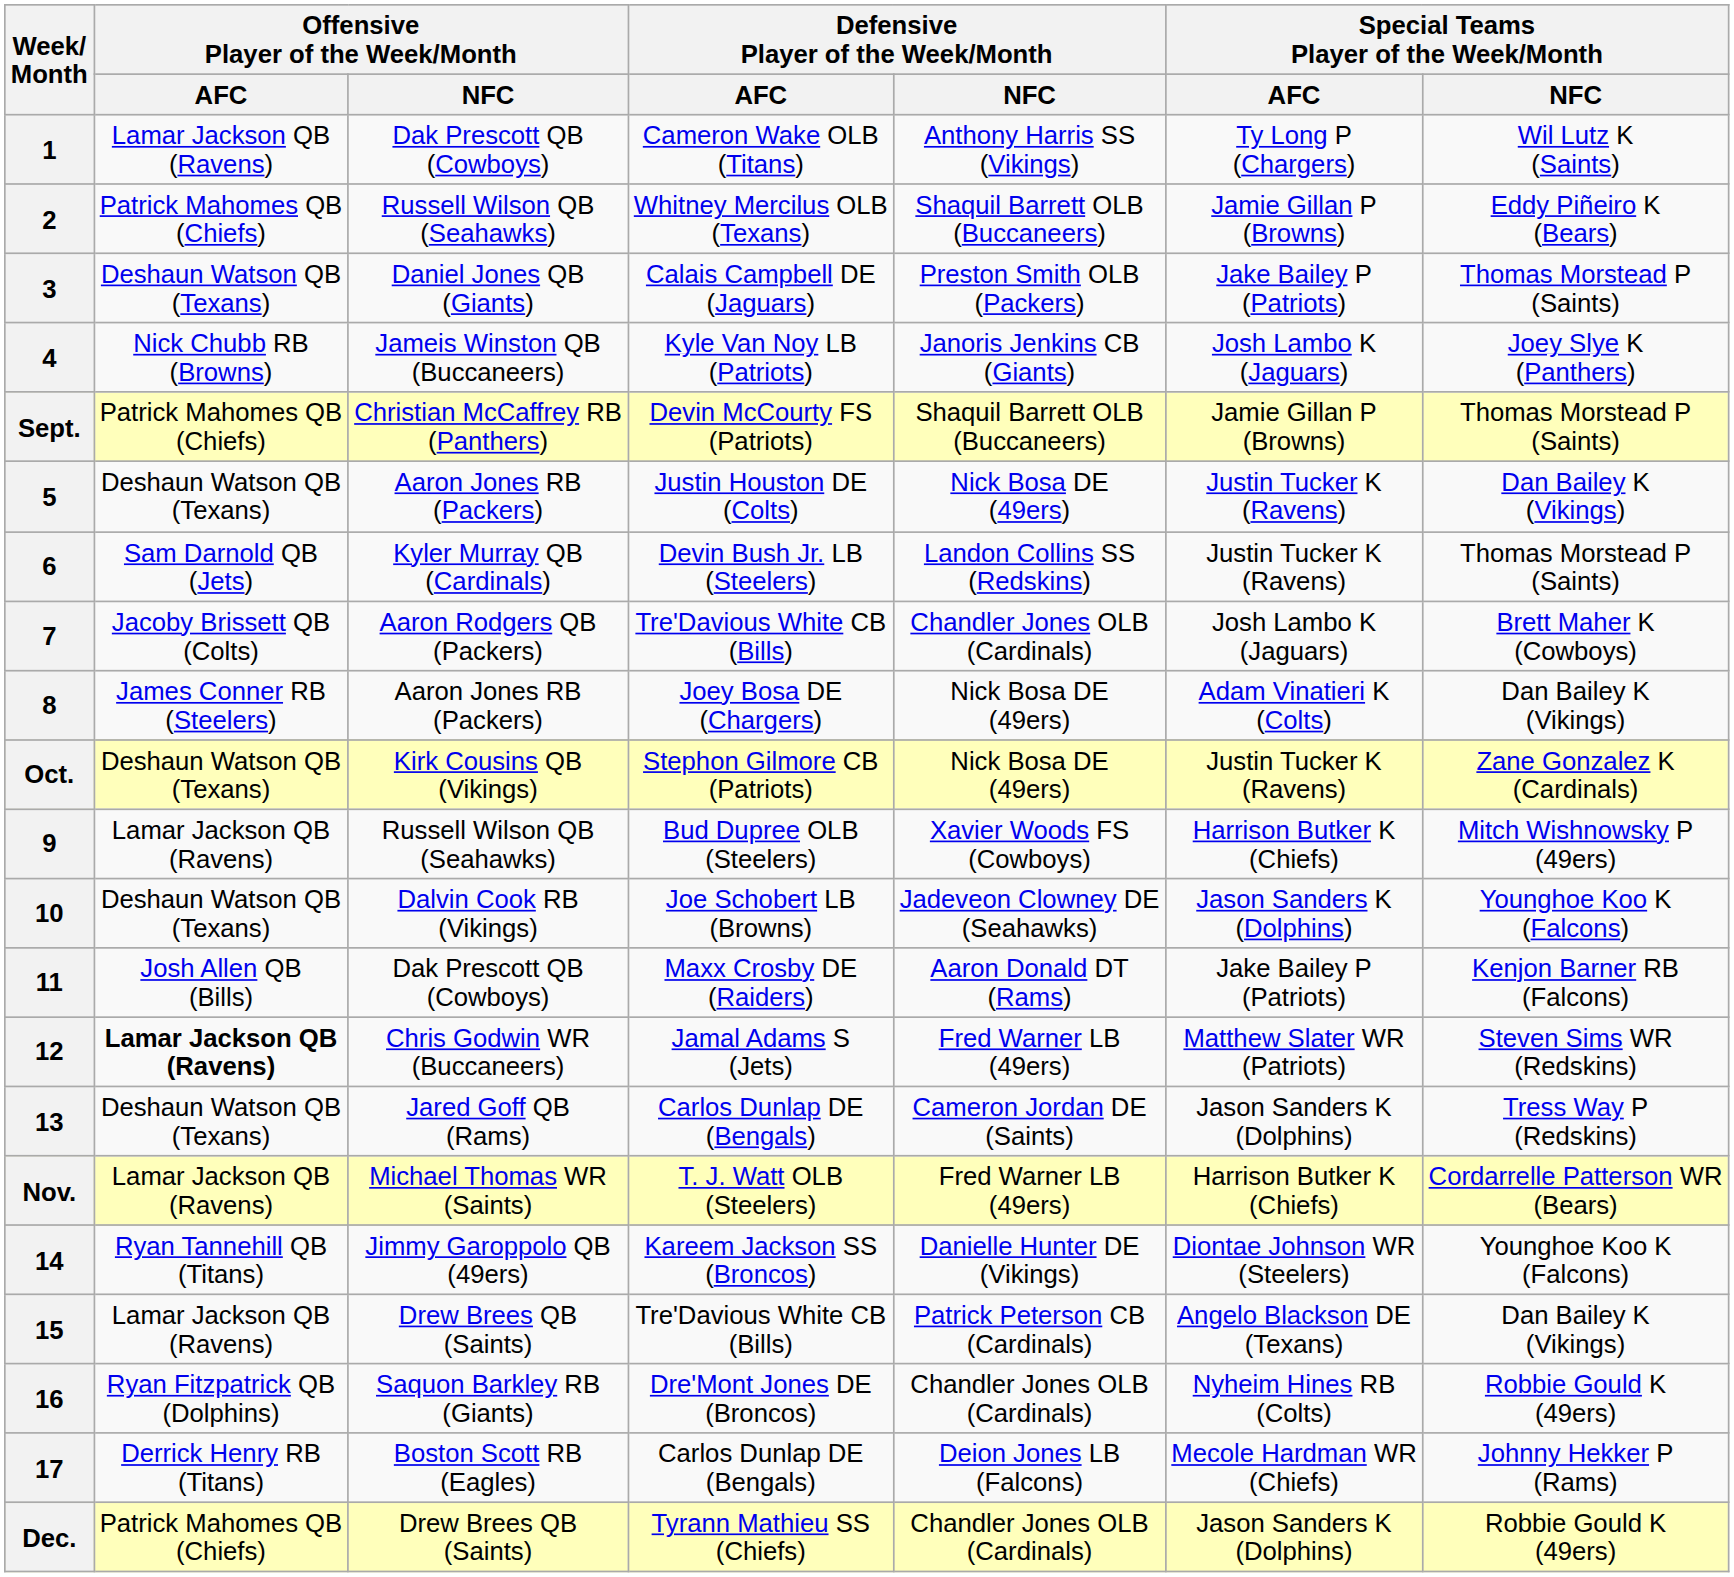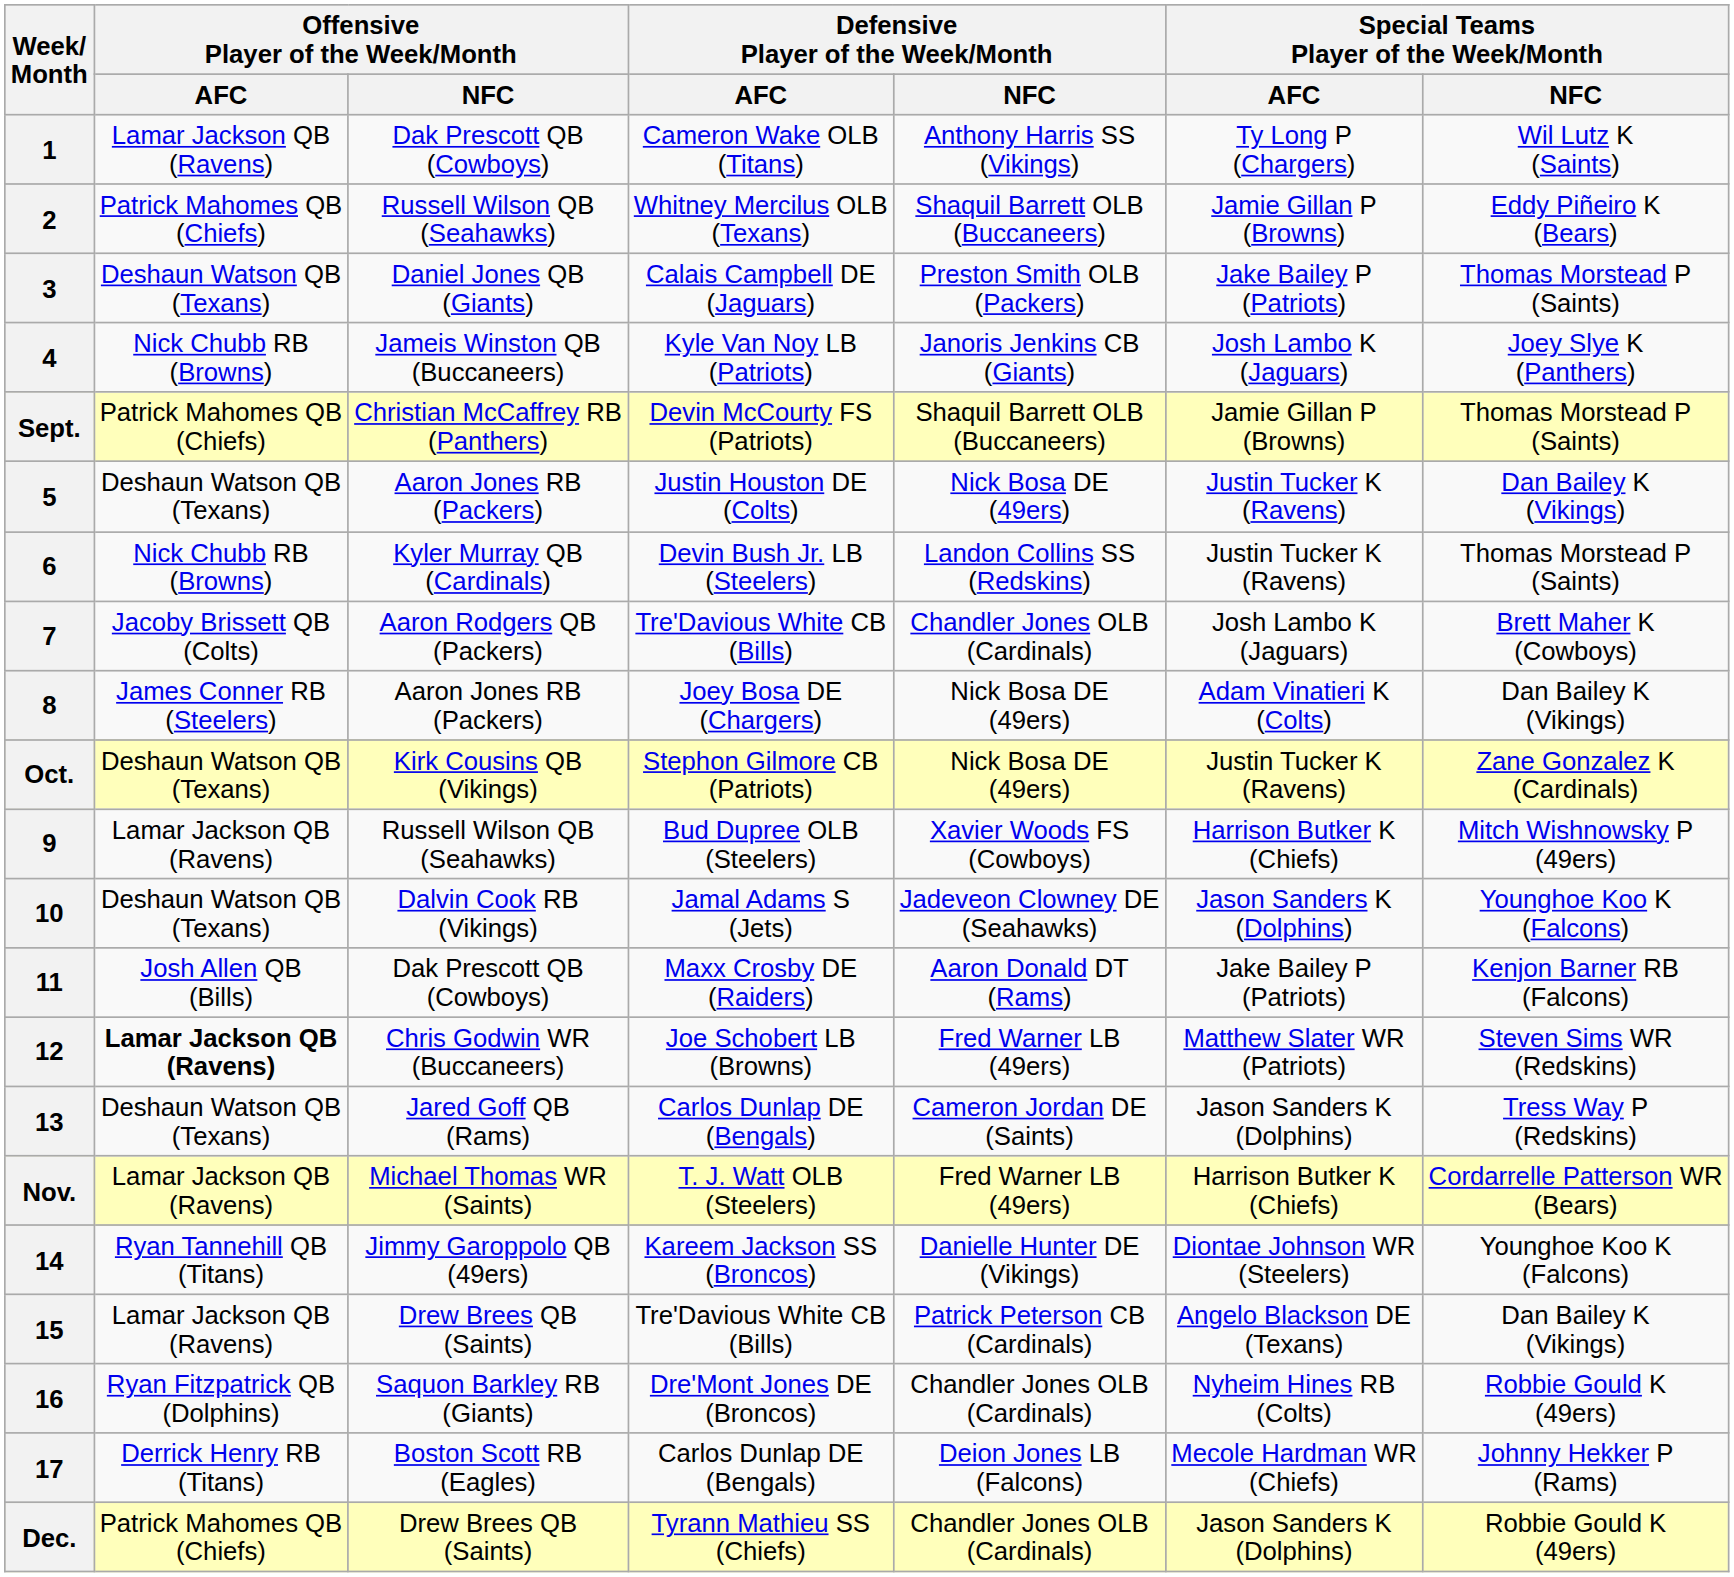(221, 566) Sam Darnold QB (Jets) -> (221, 566) Nick Chubb RB (Browns)
(761, 913) Joe Schobert LB (Browns) -> (761, 913) Jamal Adams S (Jets)
(761, 1052) Jamal Adams S (Jets) -> (761, 1052) Joe Schobert LB (Browns)
